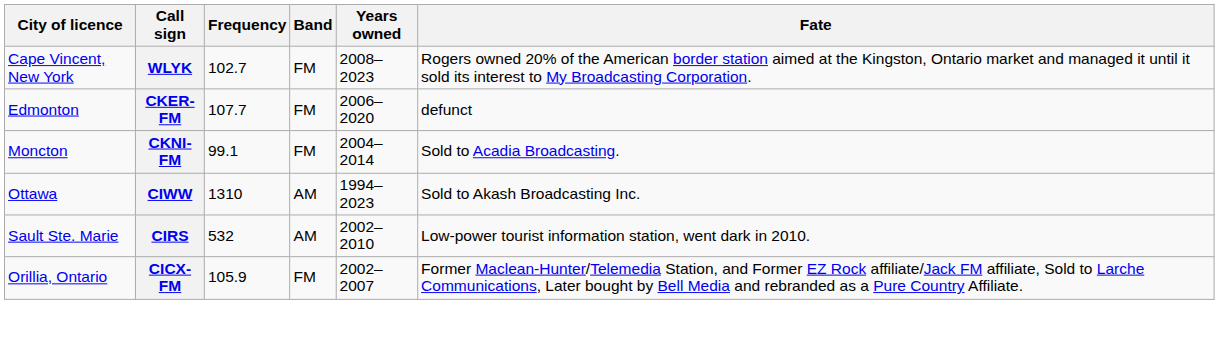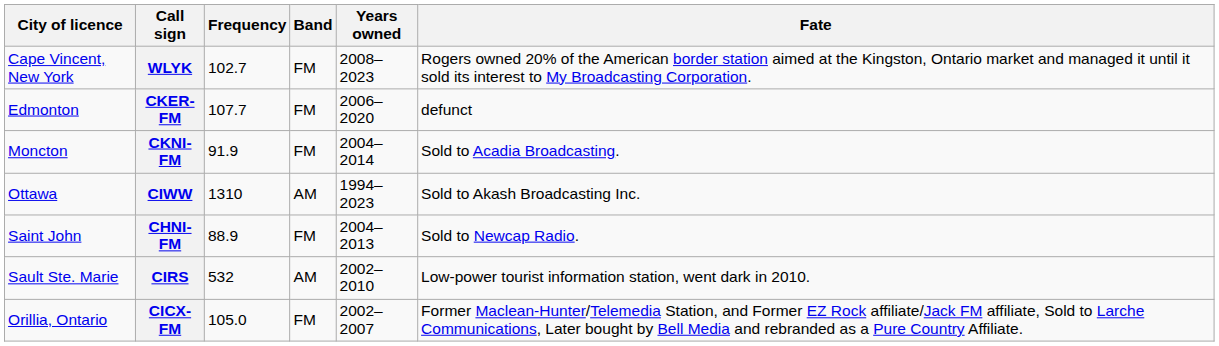(223, 151) 99.1 -> (223, 151) 91.9
+ row: (170, 235)
(227, 277) 105.9 -> (227, 320) 105.0
